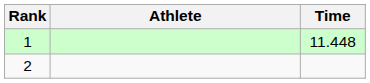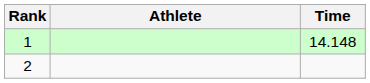(333, 41) 11.448 -> (333, 41) 14.148
